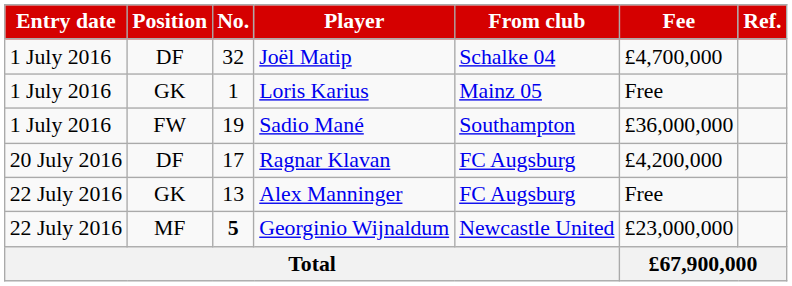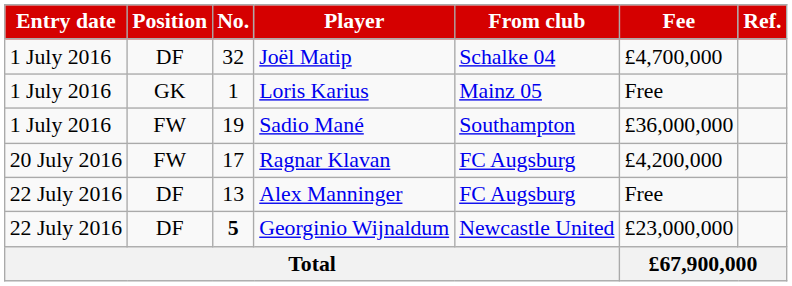(170, 159) DF -> (170, 159) FW
(170, 194) GK -> (170, 194) DF
(170, 228) MF -> (170, 228) DF
